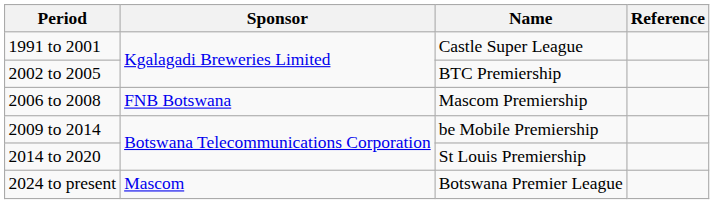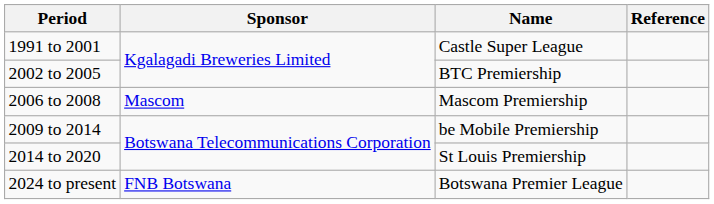(178, 101) FNB Botswana -> (154, 101) Mascom
(154, 184) Mascom -> (178, 184) FNB Botswana
